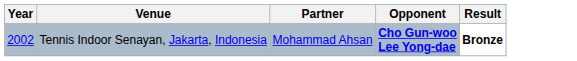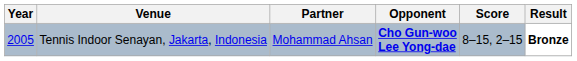+ column: (492, 14)
(21, 40) 2002 -> (21, 40) 2005
